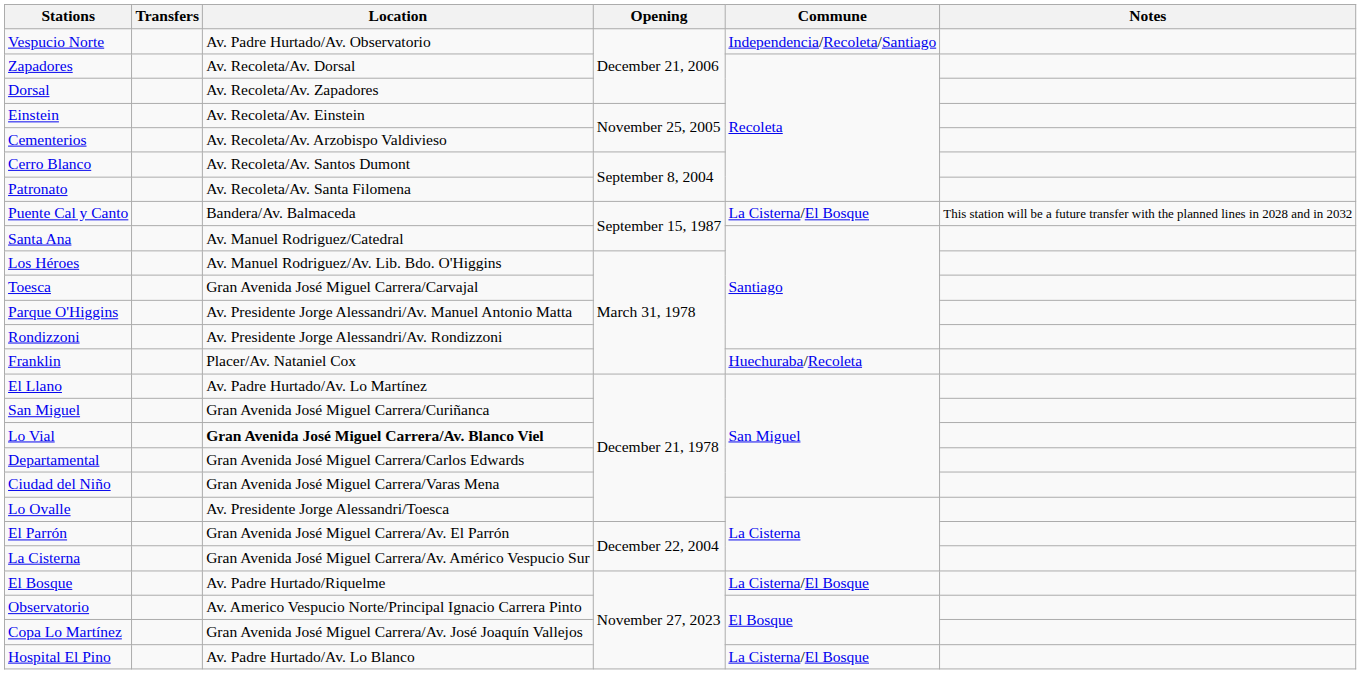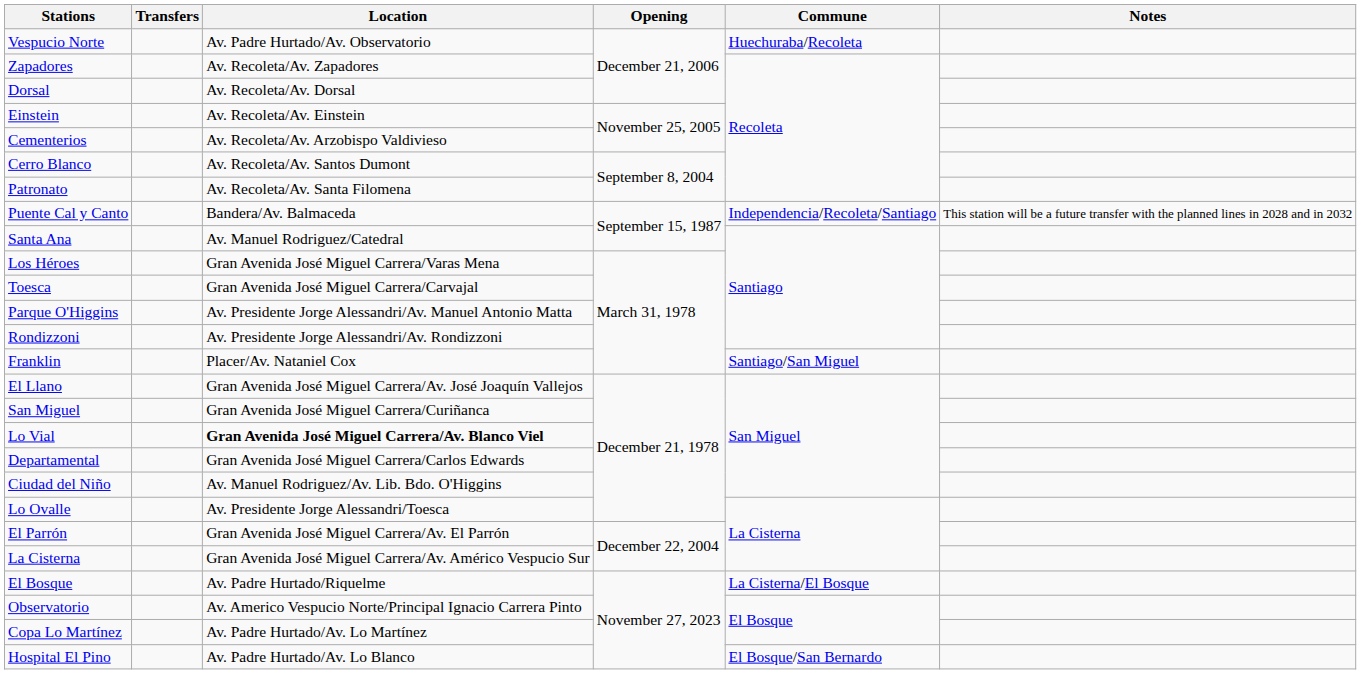(832, 41) Independencia/Recoleta/Santiago -> (795, 41) Huechuraba/Recoleta
(281, 66) Av. Recoleta/Av. Dorsal -> (292, 66) Av. Recoleta/Av. Zapadores
(292, 90) Av. Recoleta/Av. Zapadores -> (281, 90) Av. Recoleta/Av. Dorsal
(799, 213) La Cisterna/El Bosque -> (832, 213) Independencia/Recoleta/Santiago
(354, 262) Av. Manuel Rodriguez/Av. Lib. Bdo. O'Higgins -> (353, 262) Gran Avenida José Miguel Carrera/Varas Mena
(795, 361) Huechuraba/Recoleta -> (794, 361) Santiago/San Miguel
(316, 386) Av. Padre Hurtado/Av. Lo Martínez -> (394, 386) Gran Avenida José Miguel Carrera/Av. José Joaquín Vallejos
(353, 484) Gran Avenida José Miguel Carrera/Varas Mena -> (354, 484) Av. Manuel Rodriguez/Av. Lib. Bdo. O'Higgins
(394, 632) Gran Avenida José Miguel Carrera/Av. José Joaquín Vallejos -> (316, 632) Av. Padre Hurtado/Av. Lo Martínez
(799, 656) La Cisterna/El Bosque -> (805, 656) El Bosque/San Bernardo
